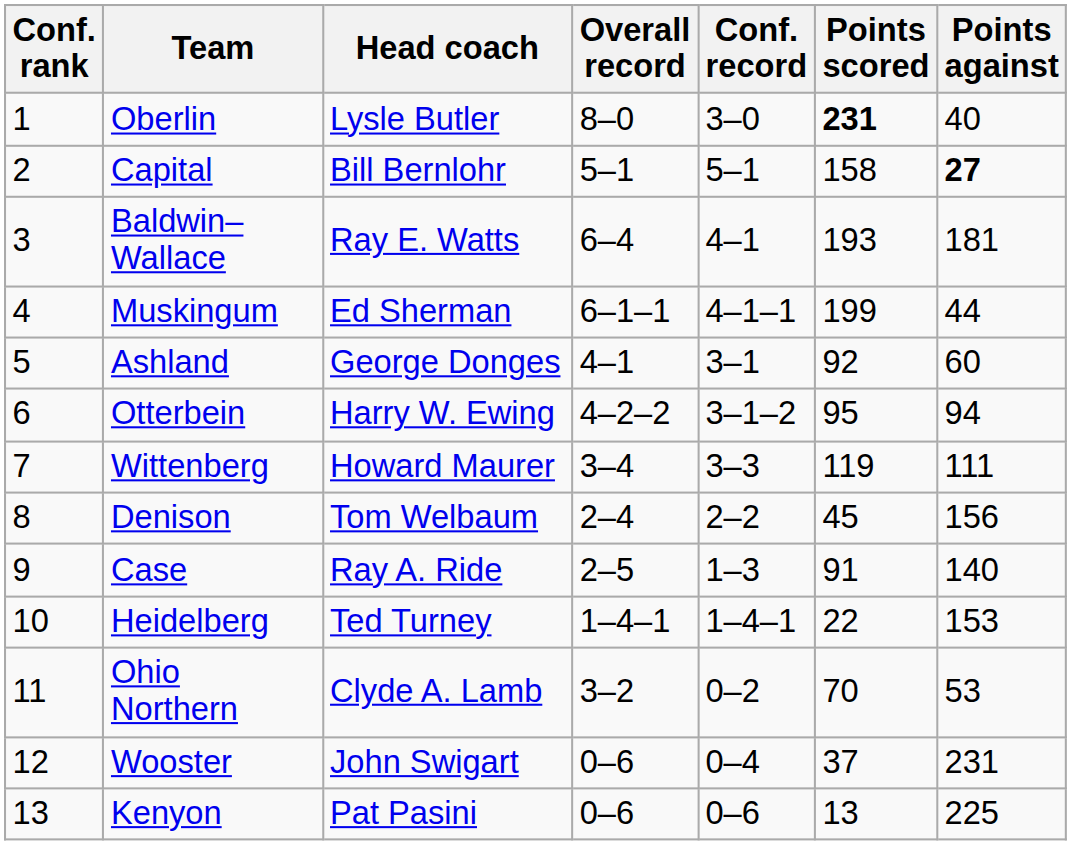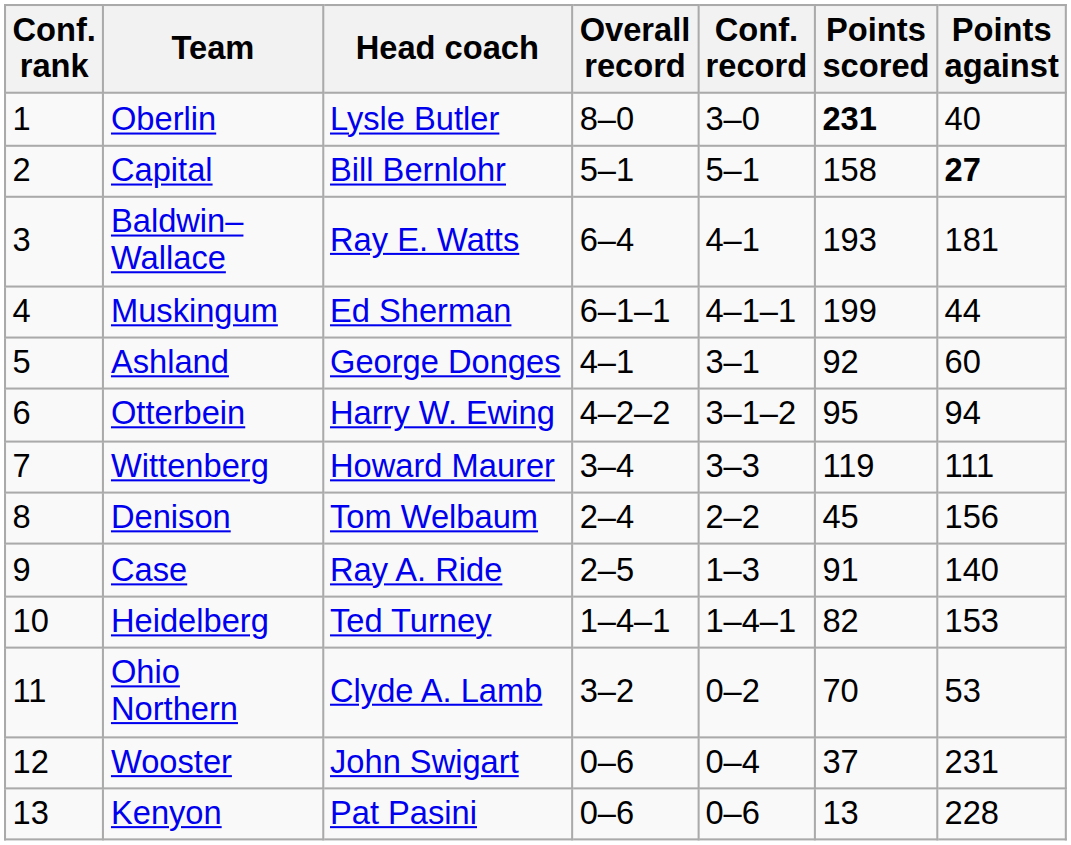(841, 621) 22 -> (841, 621) 82
(972, 813) 225 -> (972, 813) 228
